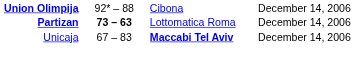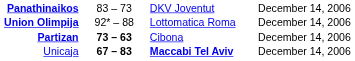+ row: (43, 8)
(167, 8) Cibona -> (193, 23) Lottomatica Roma
(193, 23) Lottomatica Roma -> (167, 37) Cibona
(114, 37) normal -> (114, 52) bold
